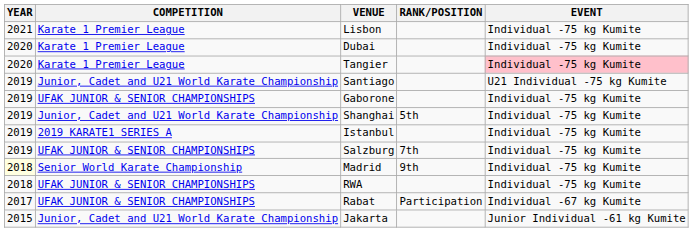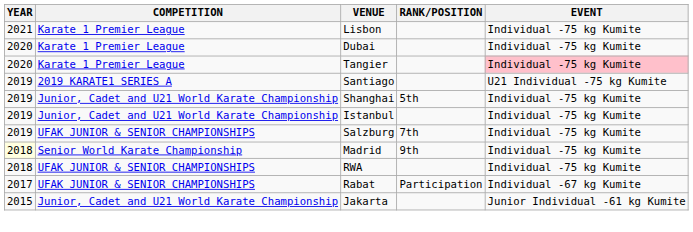(188, 82) Junior, Cadet and U21 World Karate Championship -> (105, 82) 2019 KARATE1 SERIES A
- row: (369, 99)
(105, 133) 2019 KARATE1 SERIES A -> (188, 116) Junior, Cadet and U21 World Karate Championship
